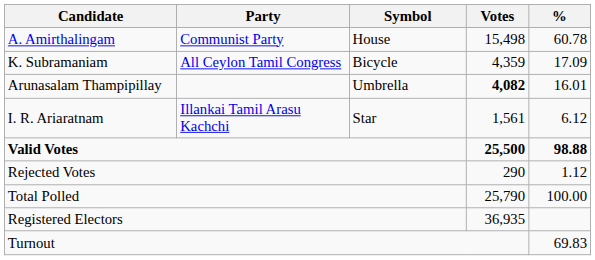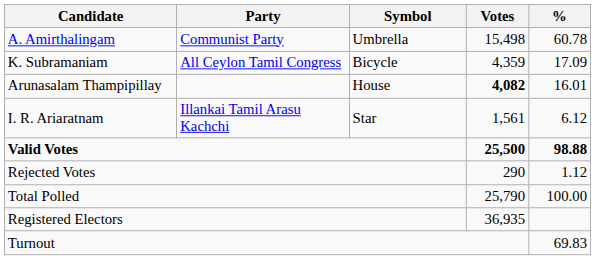(371, 39) House -> (380, 39) Umbrella
(380, 86) Umbrella -> (371, 86) House
